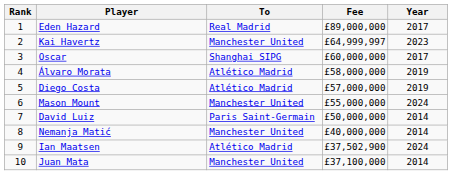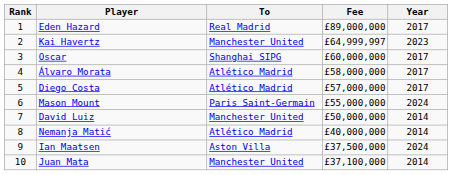(418, 72) 2019 -> (418, 72) 2017
(418, 87) 2019 -> (418, 87) 2017
(256, 102) Manchester United -> (262, 102) Paris Saint-Germain
(262, 117) Paris Saint-Germain -> (256, 117) Manchester United
(256, 132) Manchester United -> (251, 132) Atlético Madrid
(251, 147) Atlético Madrid -> (240, 147) Aston Villa
(355, 147) £37,502,900 -> (355, 147) £37,500,000
